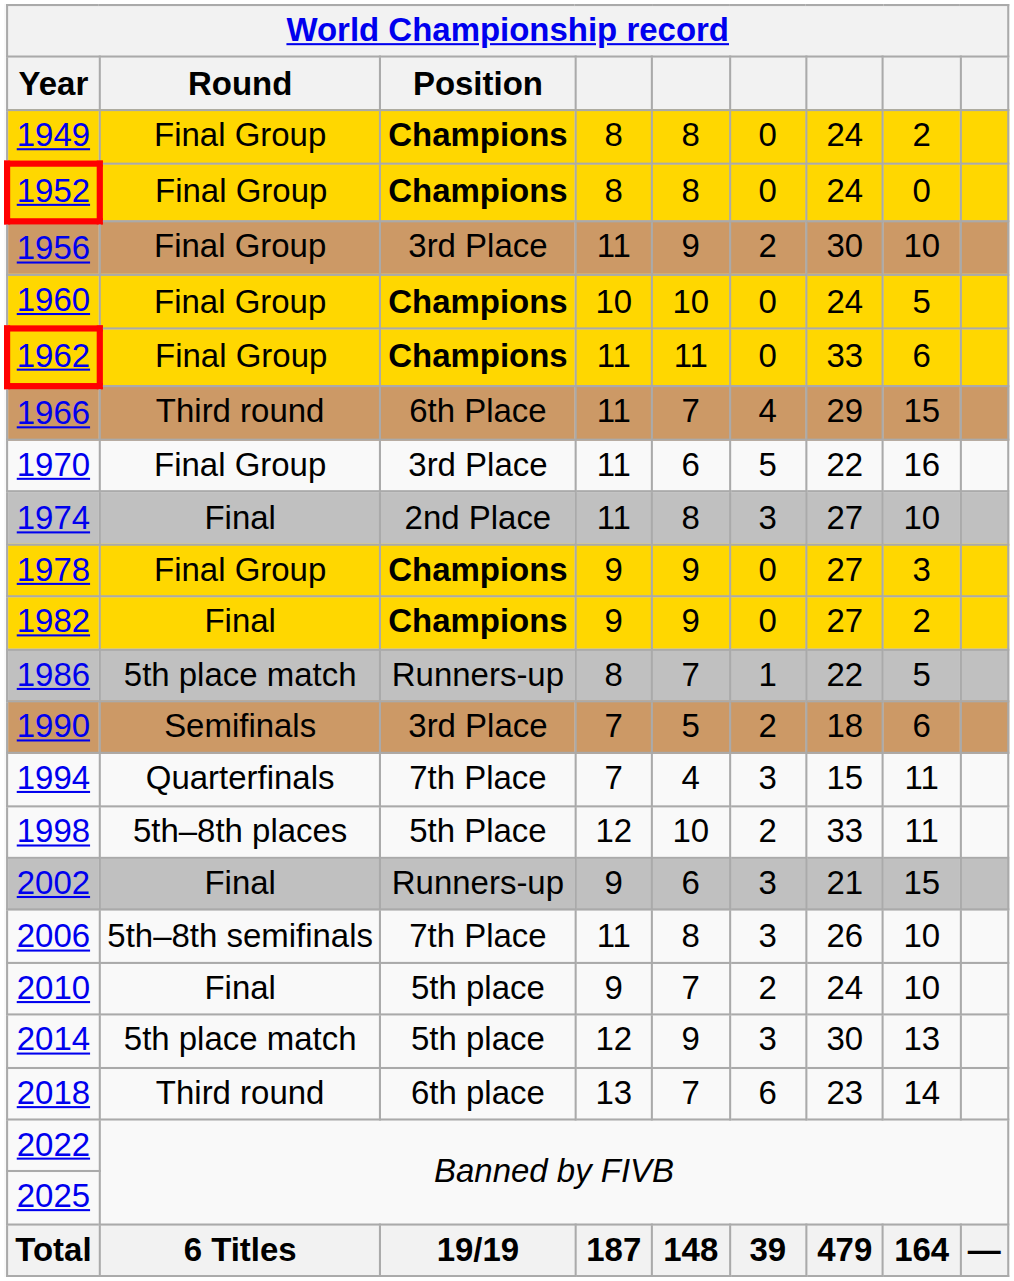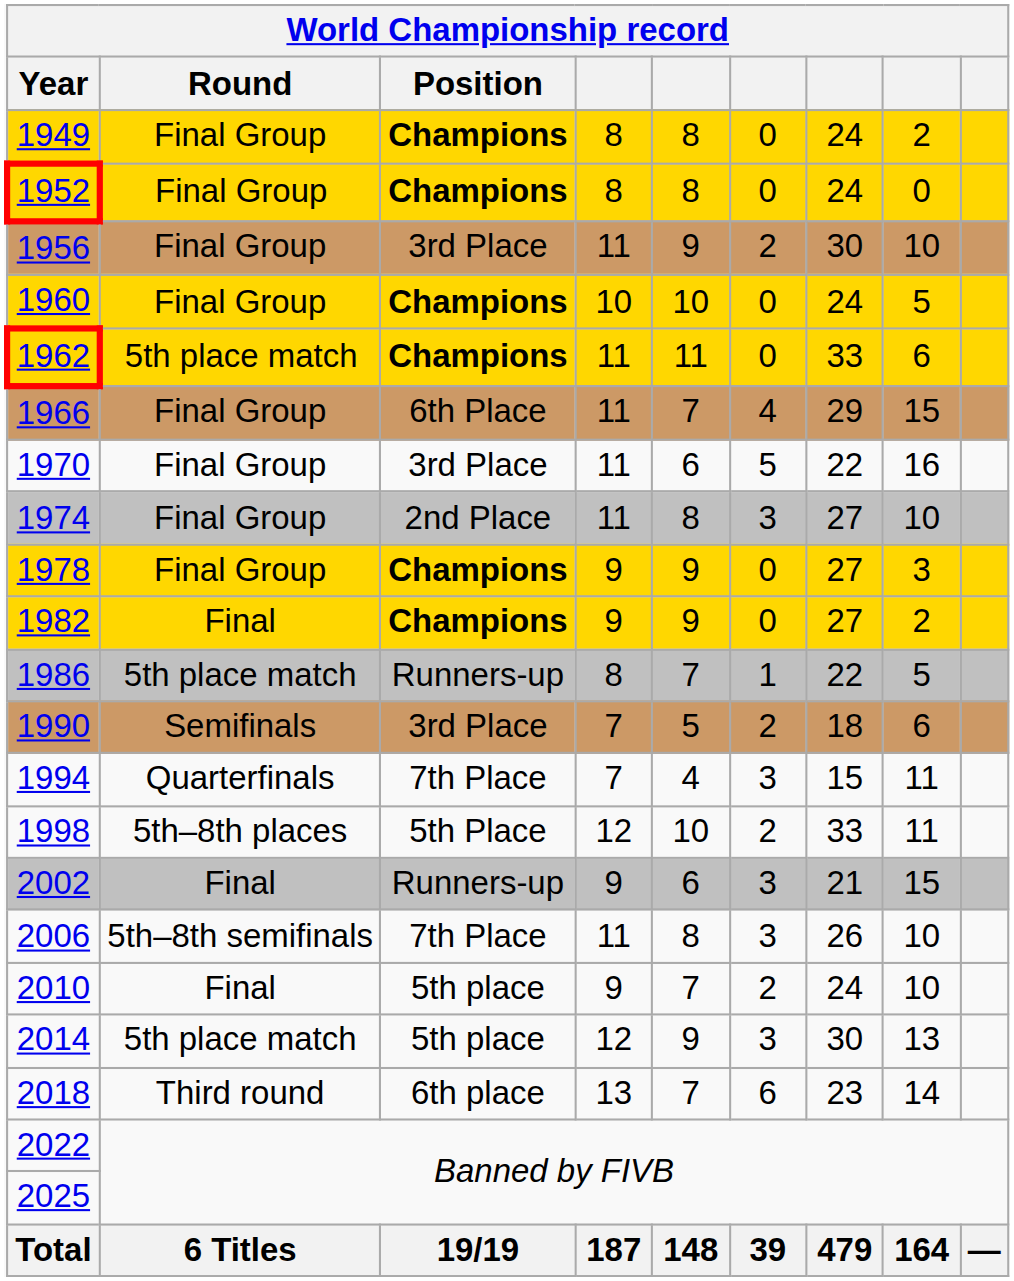(241, 356) Final Group -> (241, 356) 5th place match
(240, 411) Third round -> (240, 411) Final Group
(240, 517) Final -> (240, 517) Final Group
